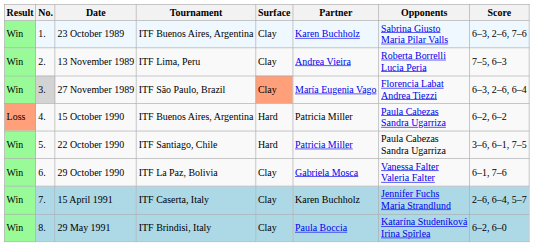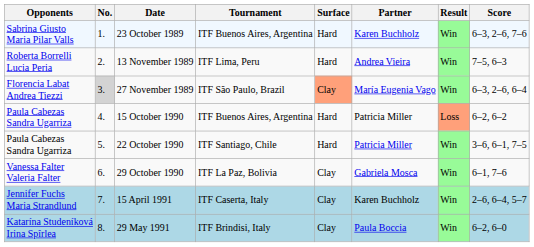columns swapped: (20, 12) <-> (424, 12)
(267, 33) Clay -> (327, 33) Hard
(267, 61) Clay -> (327, 61) Hard
